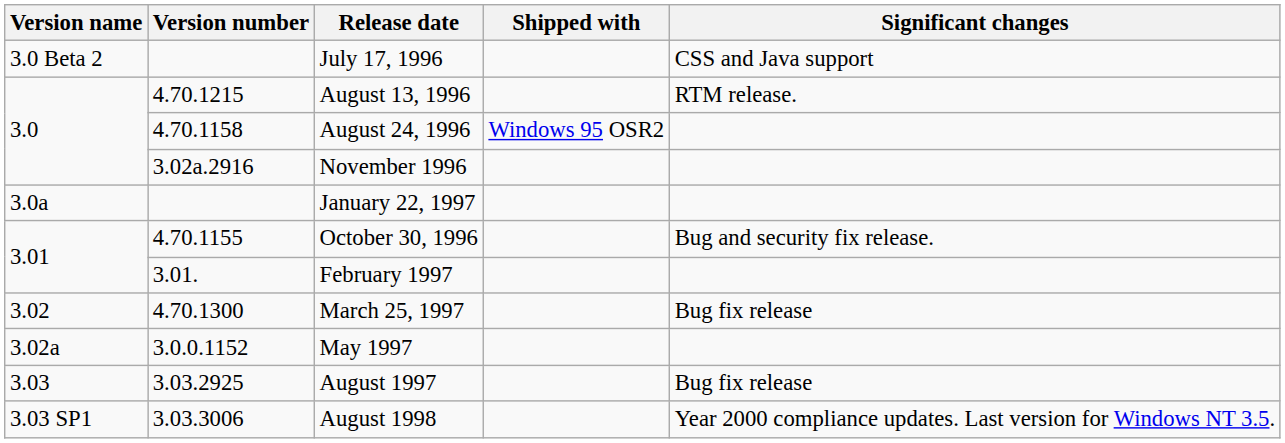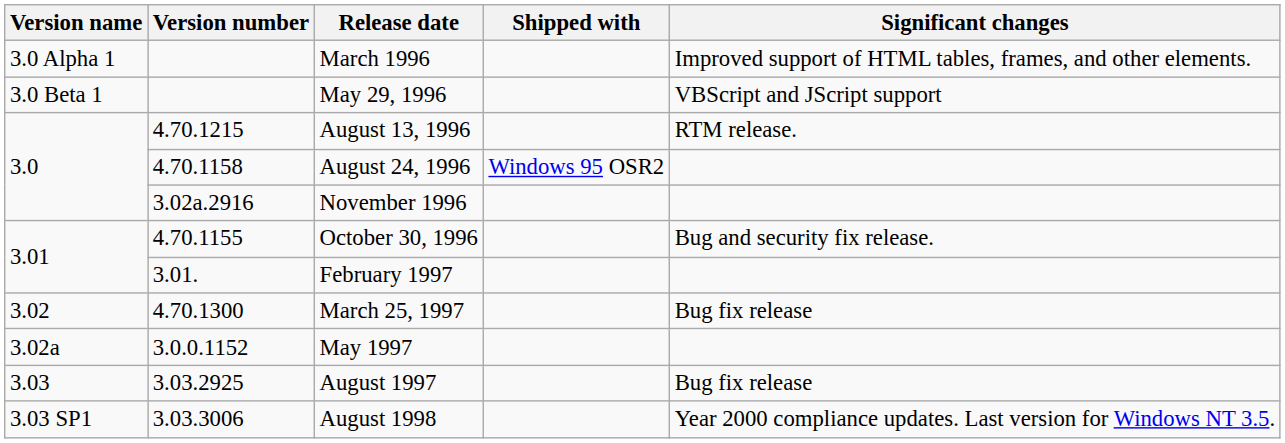+ row: (375, 58)
+ row: (383, 94)
- row: (381, 58)
- row: (397, 202)
